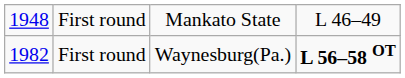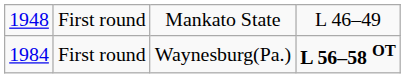(29, 54) 1982 -> (29, 54) 1984
